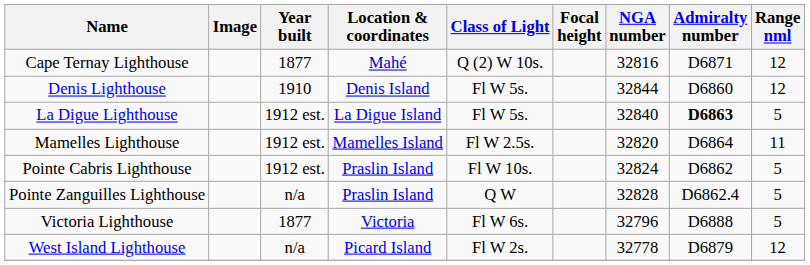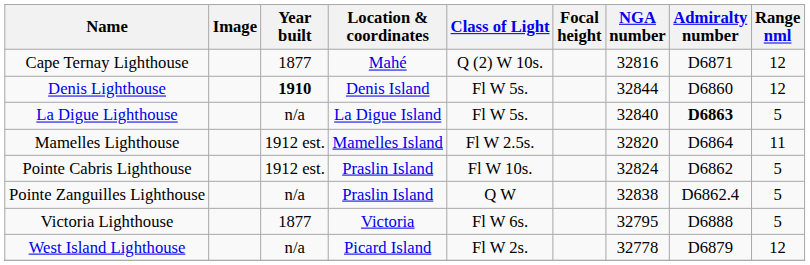(295, 89) normal -> (295, 89) bold
(295, 115) 1912 est. -> (295, 115) n/a
(637, 194) 32828 -> (637, 194) 32838
(637, 221) 32796 -> (637, 221) 32795
